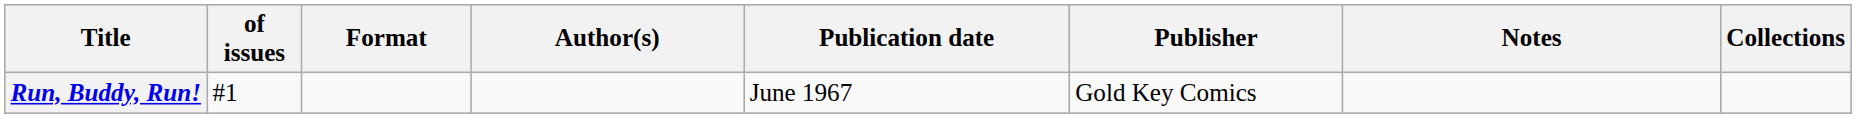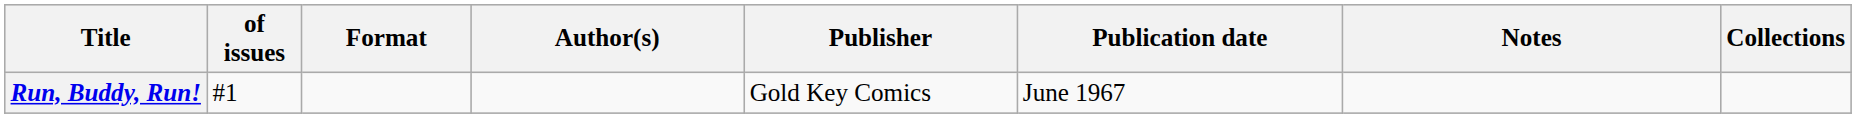columns swapped: (1206, 38) <-> (907, 38)
